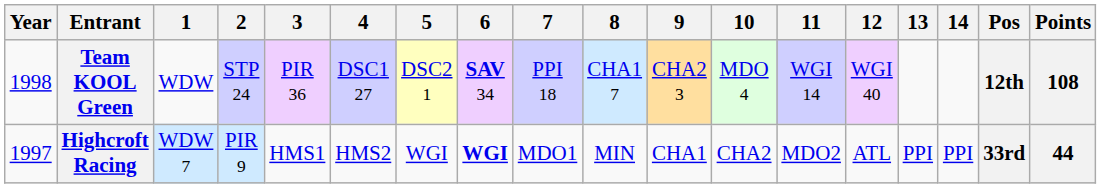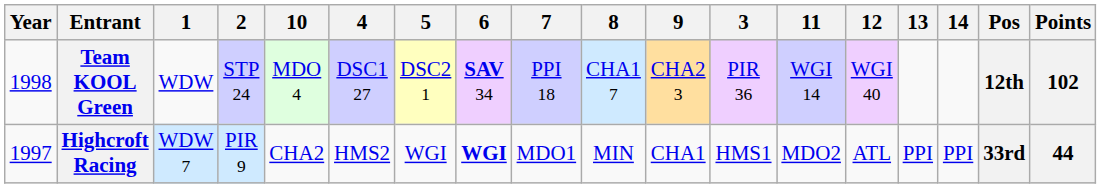columns swapped: (297, 22) <-> (744, 22)
(1063, 81) 108 -> (1063, 81) 102
